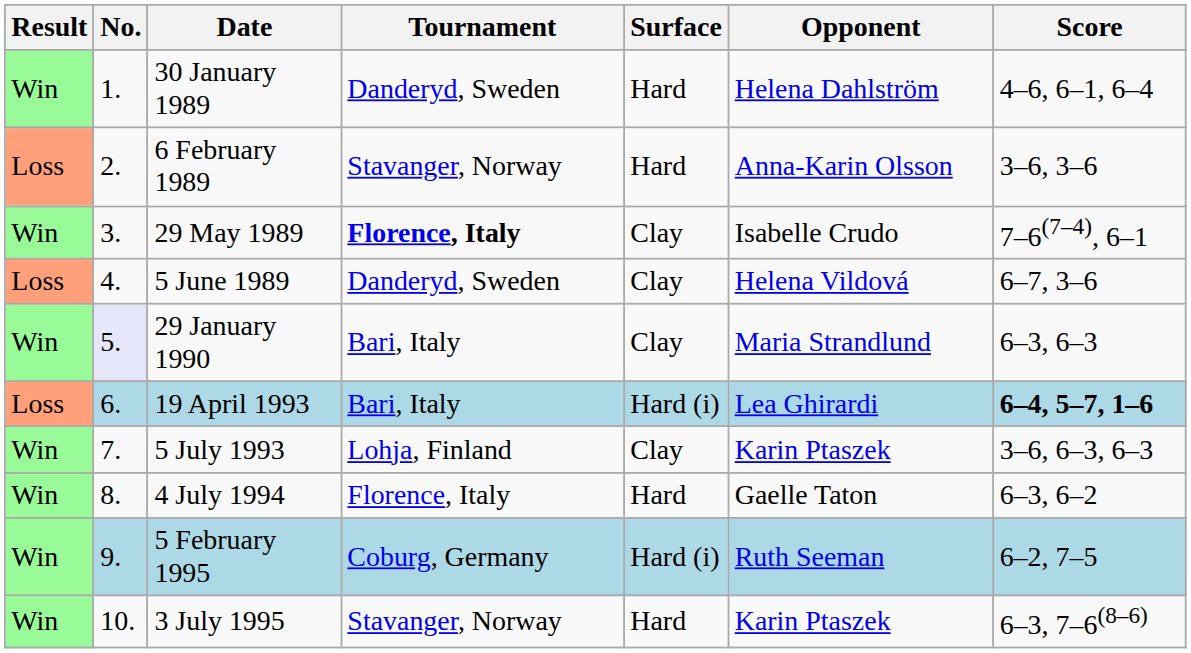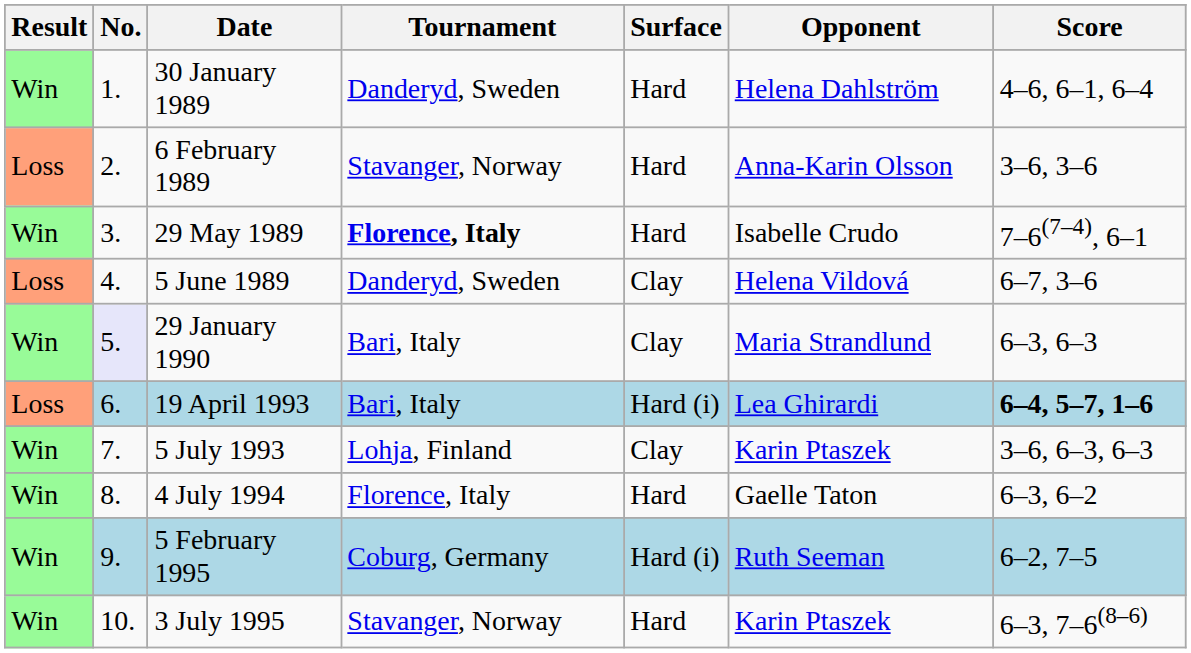(657, 231) Clay -> (658, 231) Hard
